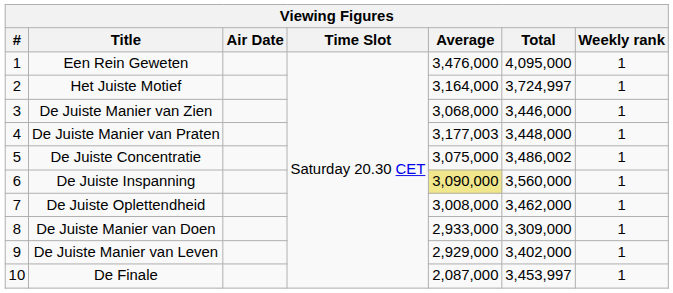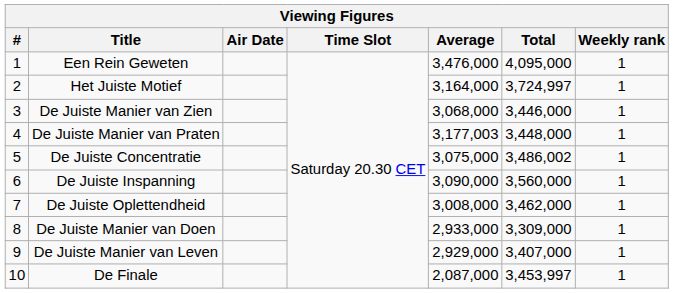(465, 181) khaki background -> (465, 181) no background
(538, 252) 3,402,000 -> (538, 252) 3,407,000
